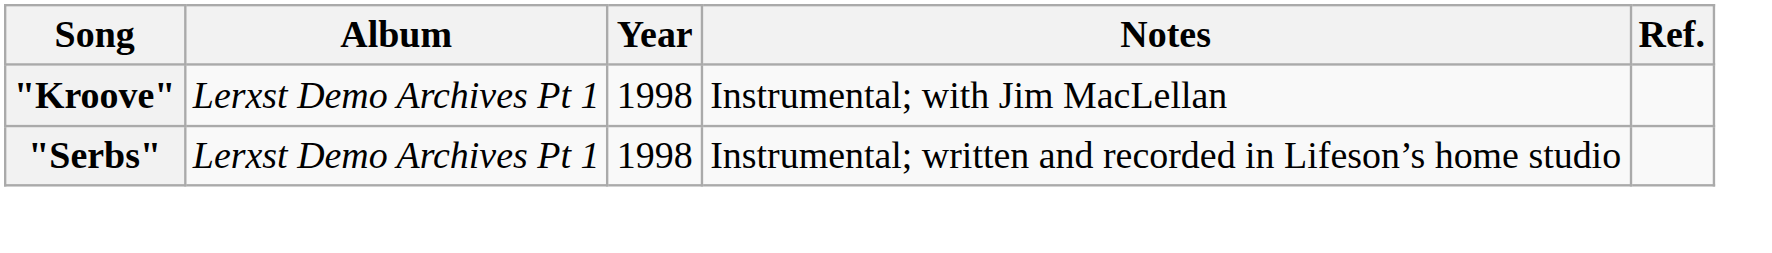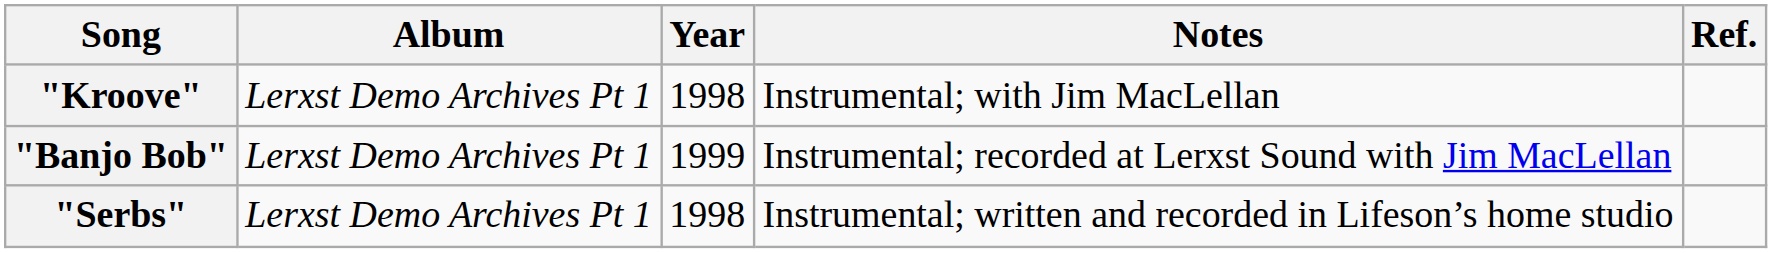+ row: (121, 154)
